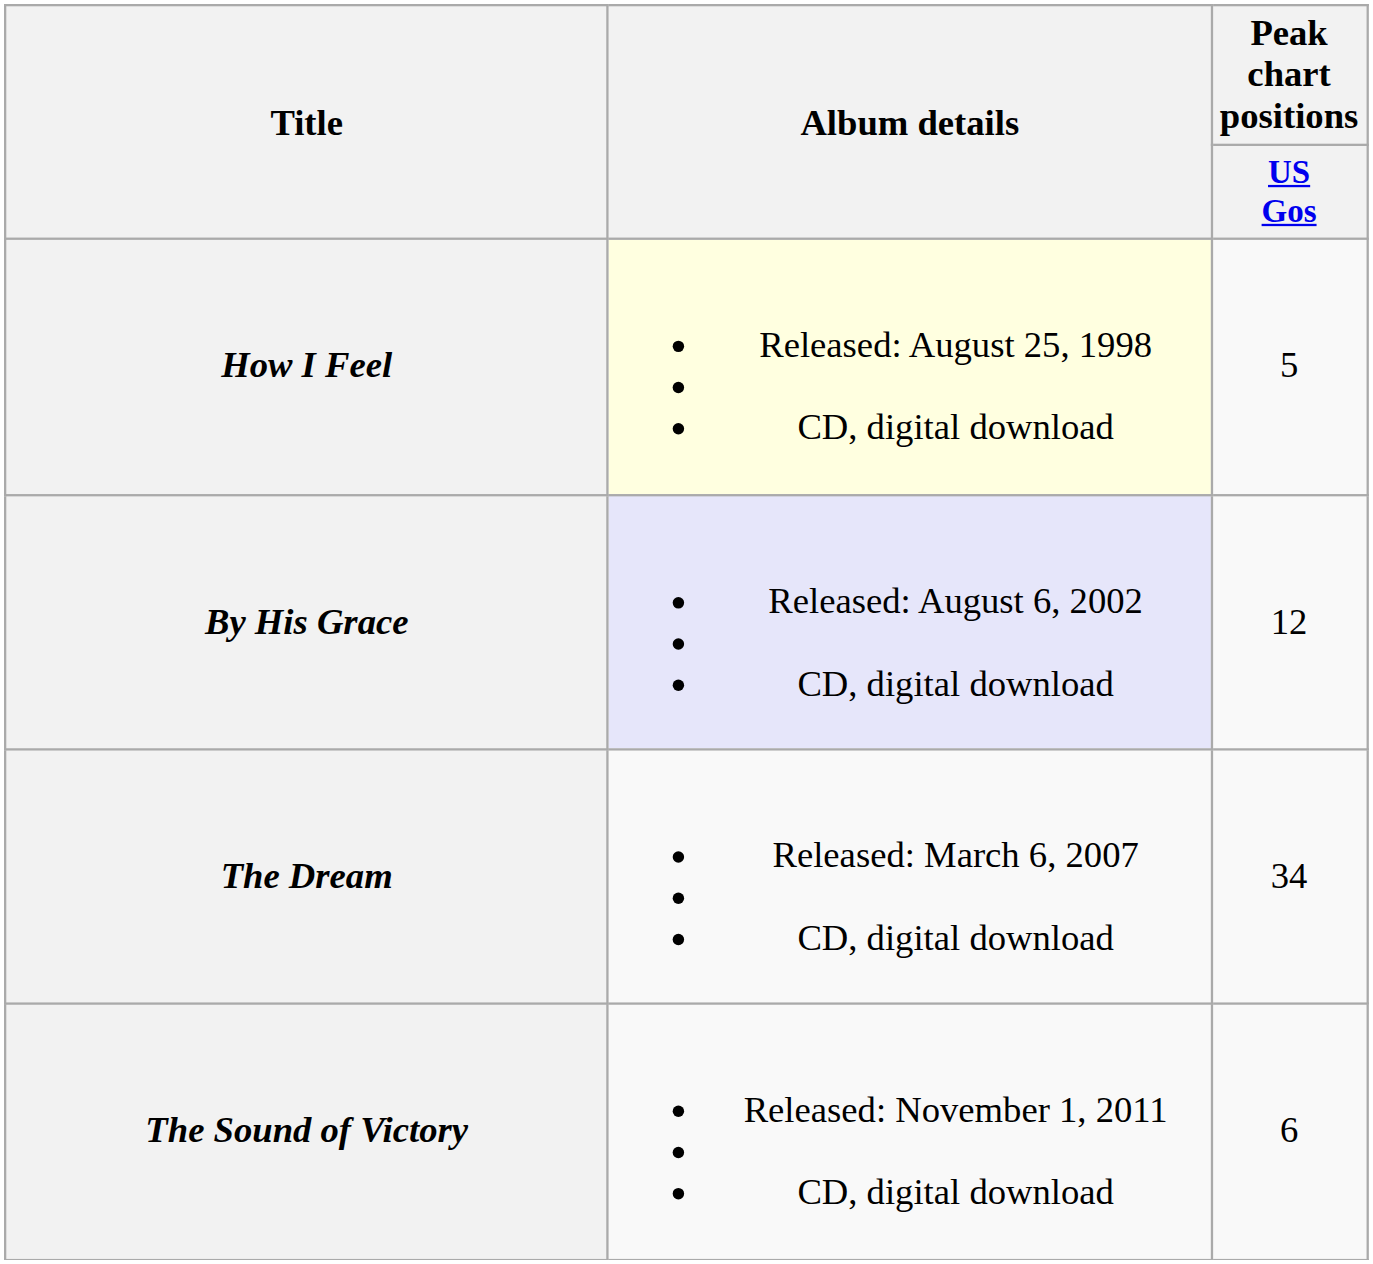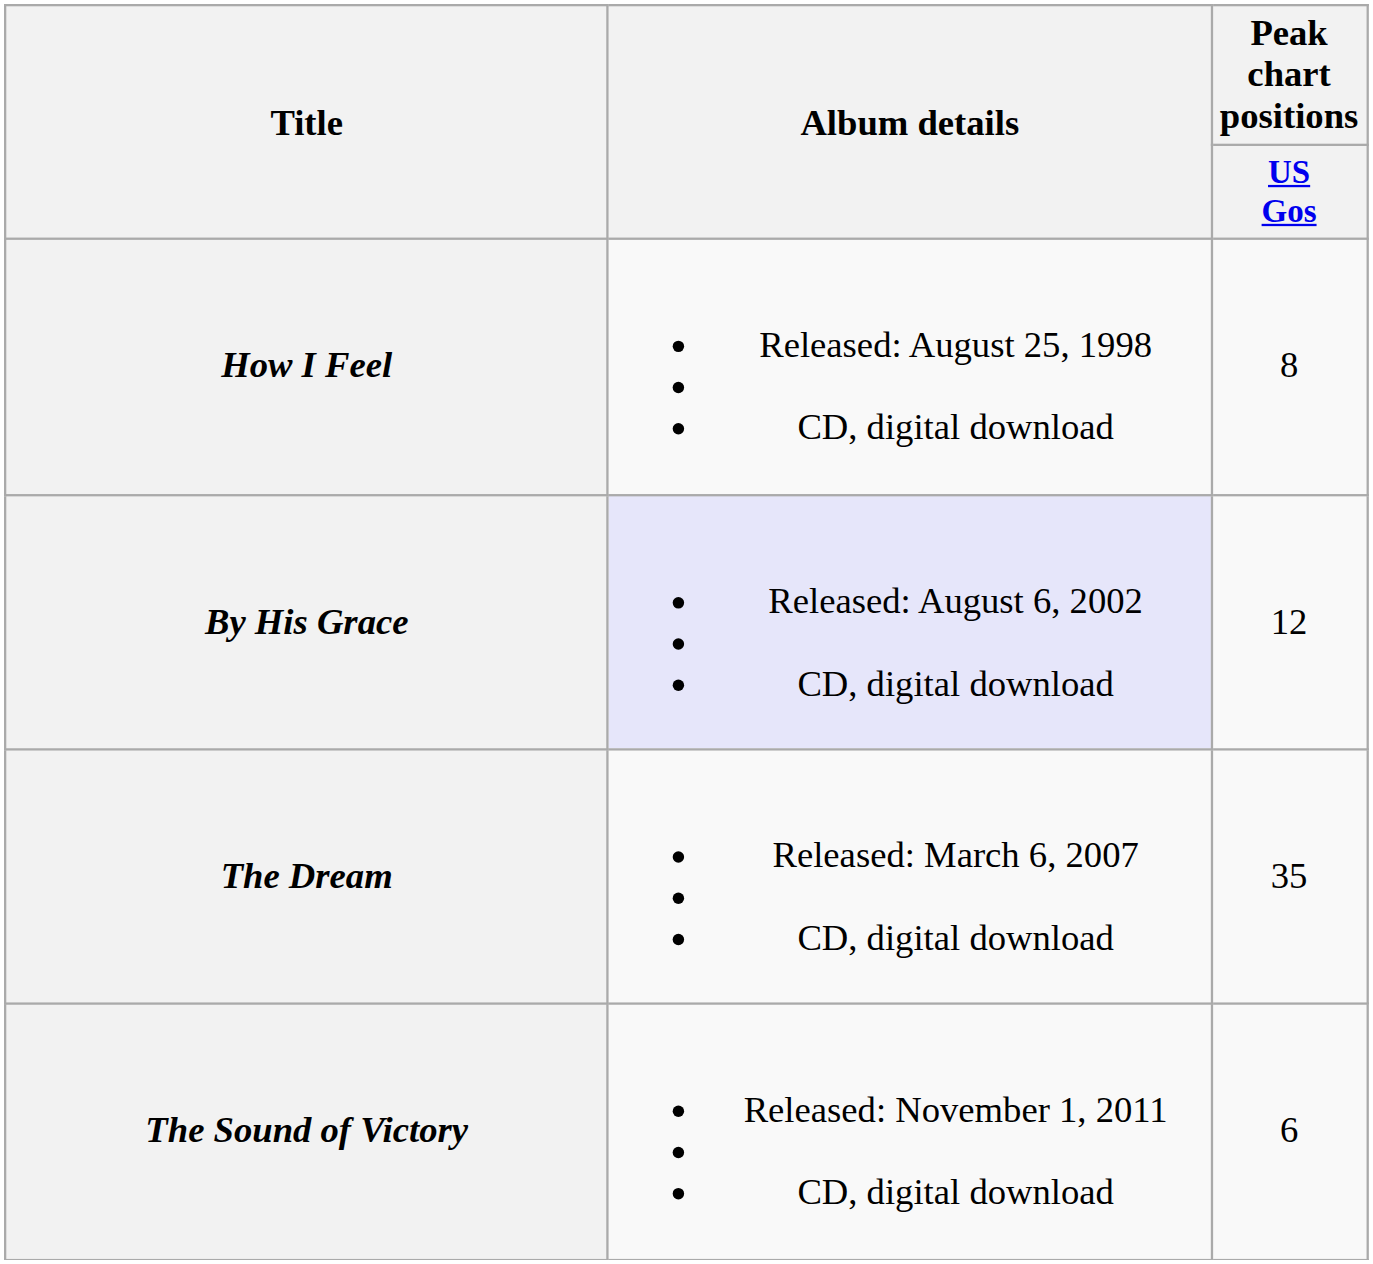(910, 387) lightyellow background -> (910, 387) no background
(1289, 365) 5 -> (1289, 365) 8
(1289, 875) 34 -> (1289, 875) 35
